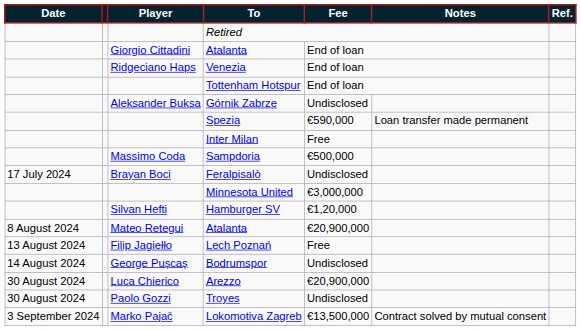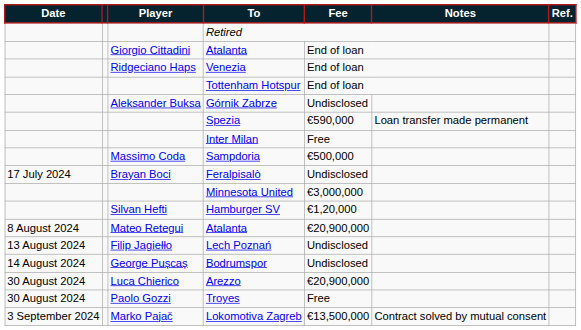(318, 245) Free -> (337, 245) Undisclosed
(337, 298) Undisclosed -> (318, 298) Free
